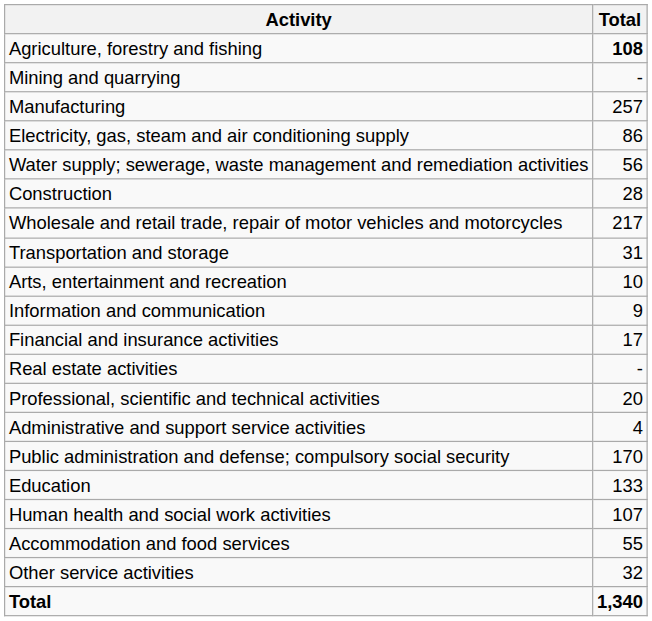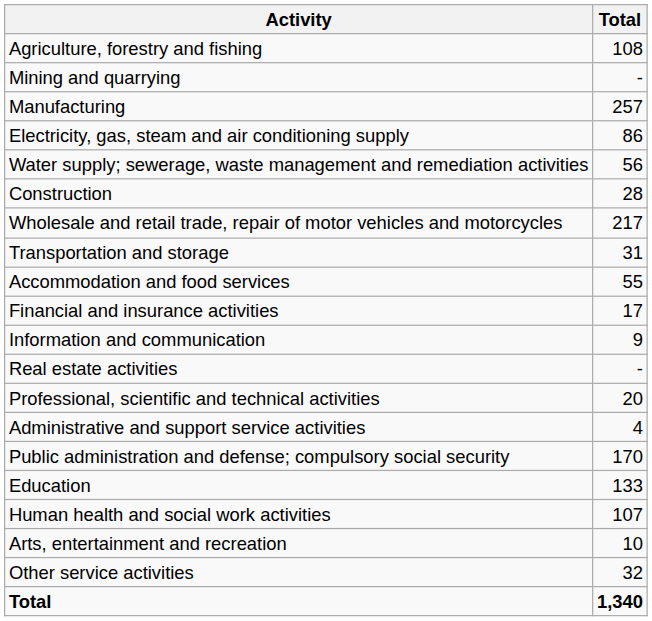(628, 48) bold -> (628, 48) normal
rows swapped: (149, 543) <-> (148, 281)
rows swapped: (137, 311) <-> (144, 340)
